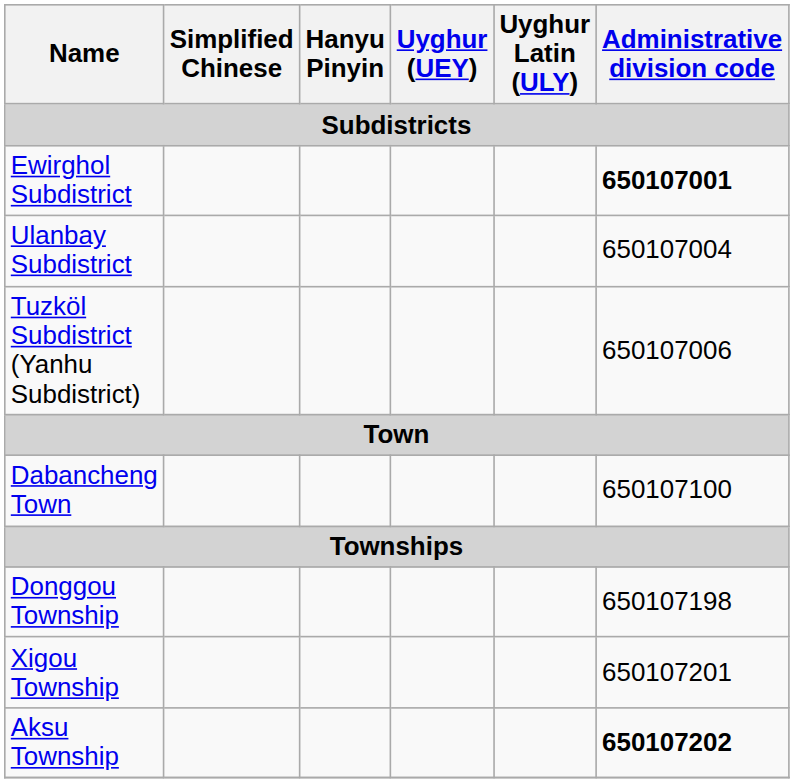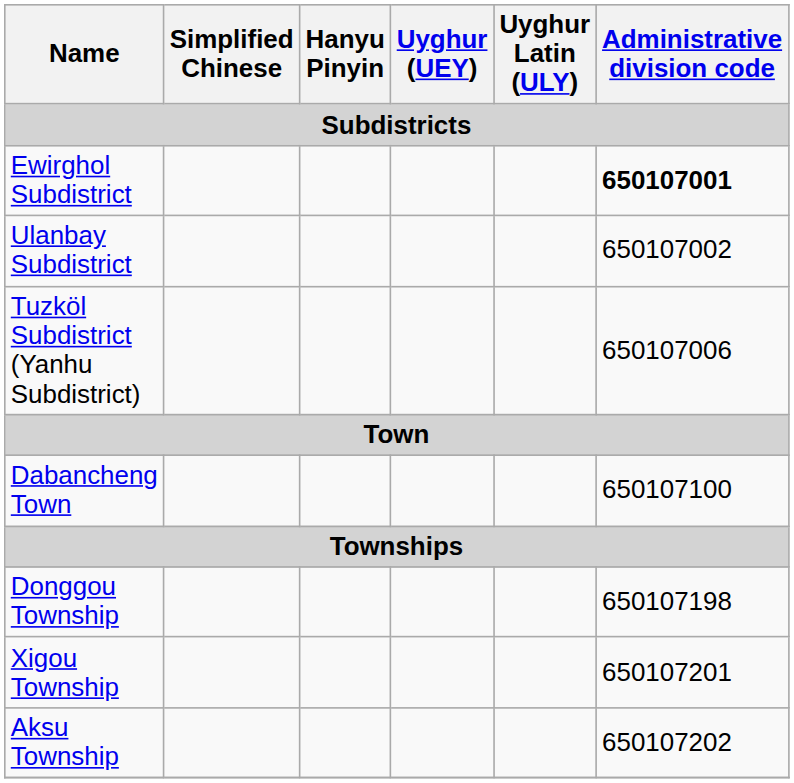(667, 250) 650107004 -> (667, 250) 650107002
(667, 742) bold -> (667, 742) normal
